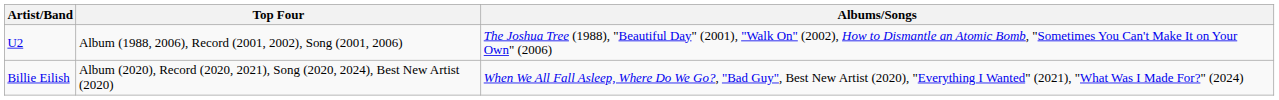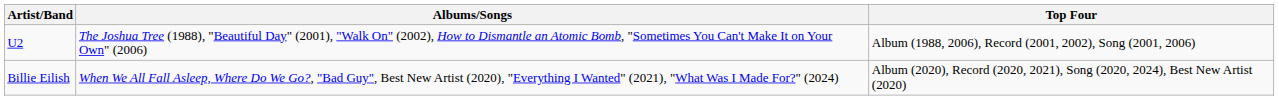columns swapped: (877, 14) <-> (278, 14)
